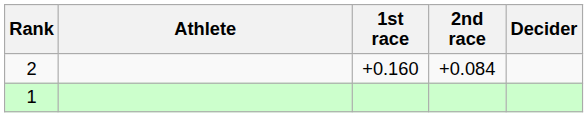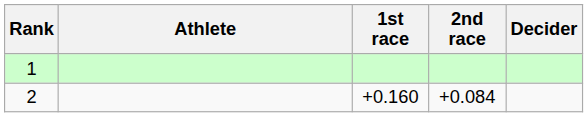rows swapped: (32, 97) <-> (32, 68)
